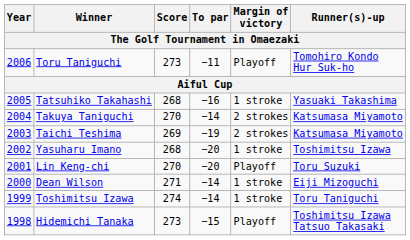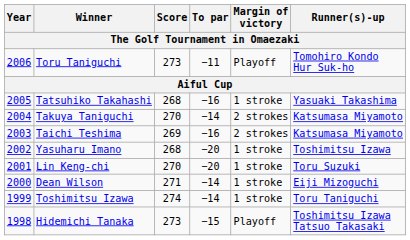(210, 134) −19 -> (210, 134) −16
(255, 167) Playoff -> (258, 167) 1 stroke
